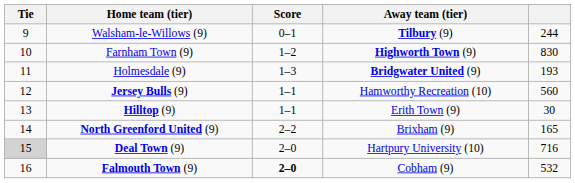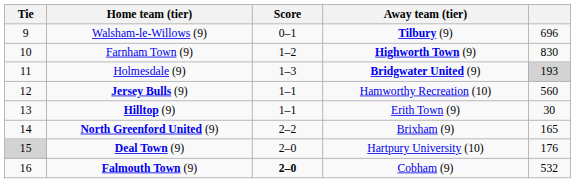(549, 33) 244 -> (549, 33) 696
(549, 72) no background -> (549, 72) lightgrey background
(549, 149) 716 -> (549, 149) 176
